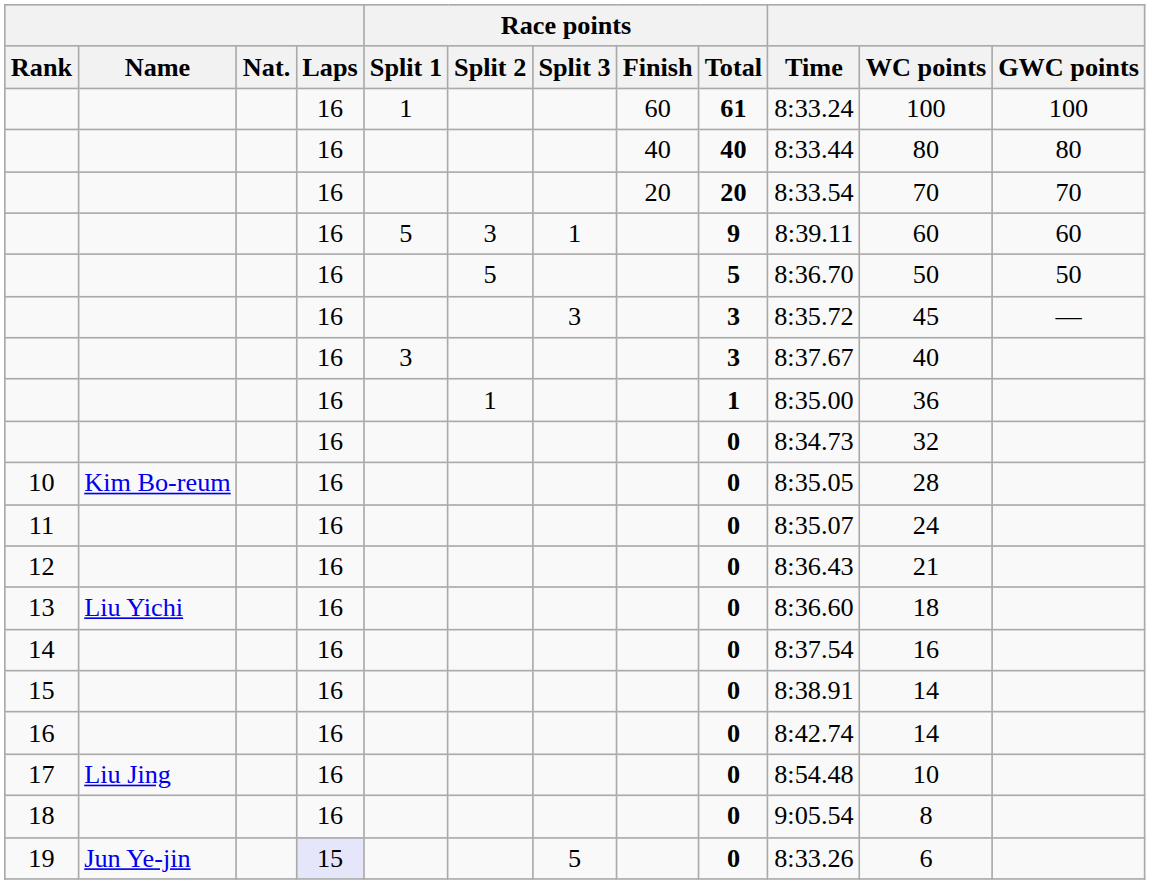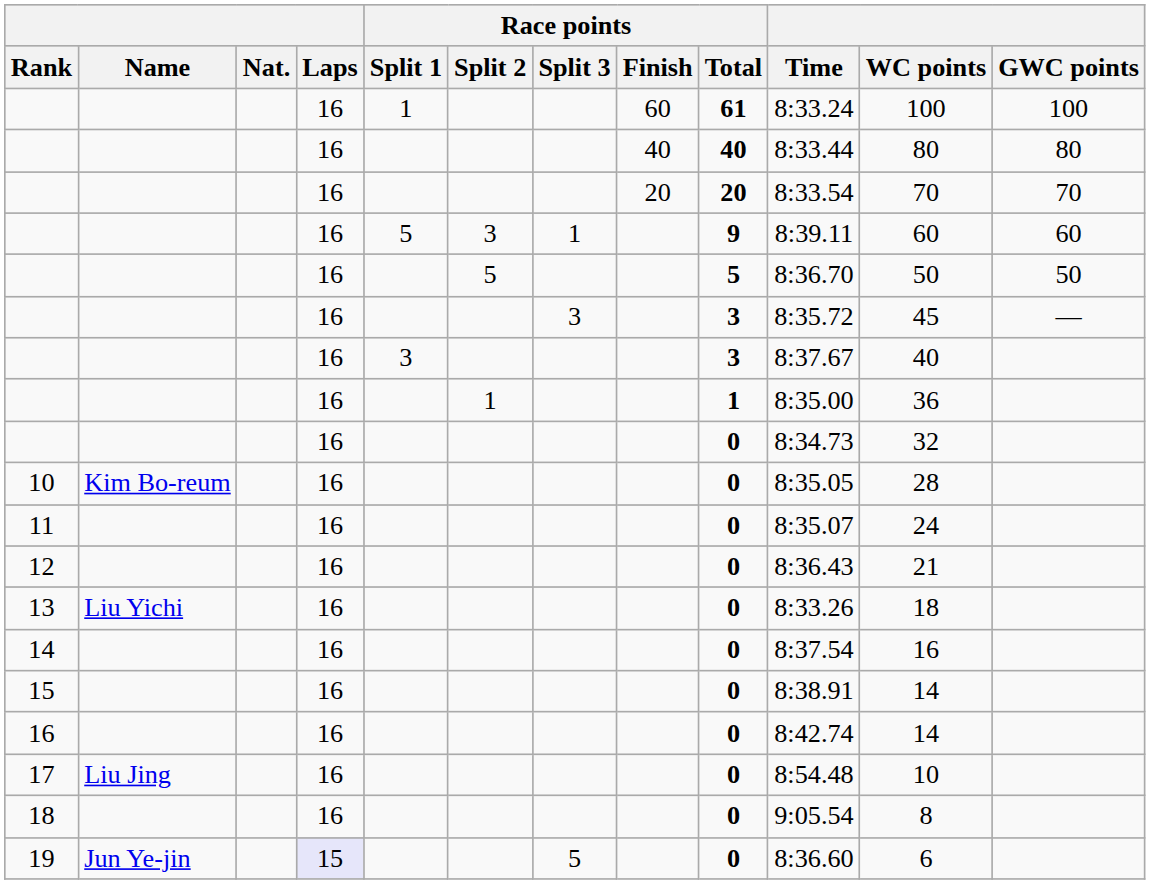(814, 607) 8:36.60 -> (814, 607) 8:33.26
(814, 857) 8:33.26 -> (814, 857) 8:36.60
